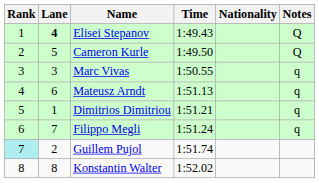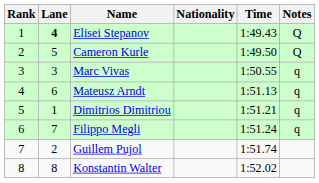columns swapped: (248, 14) <-> (195, 14)
(21, 149) paleturquoise background -> (21, 149) no background
